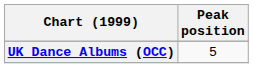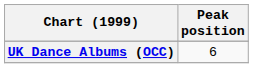(213, 52) 5 -> (213, 52) 6
